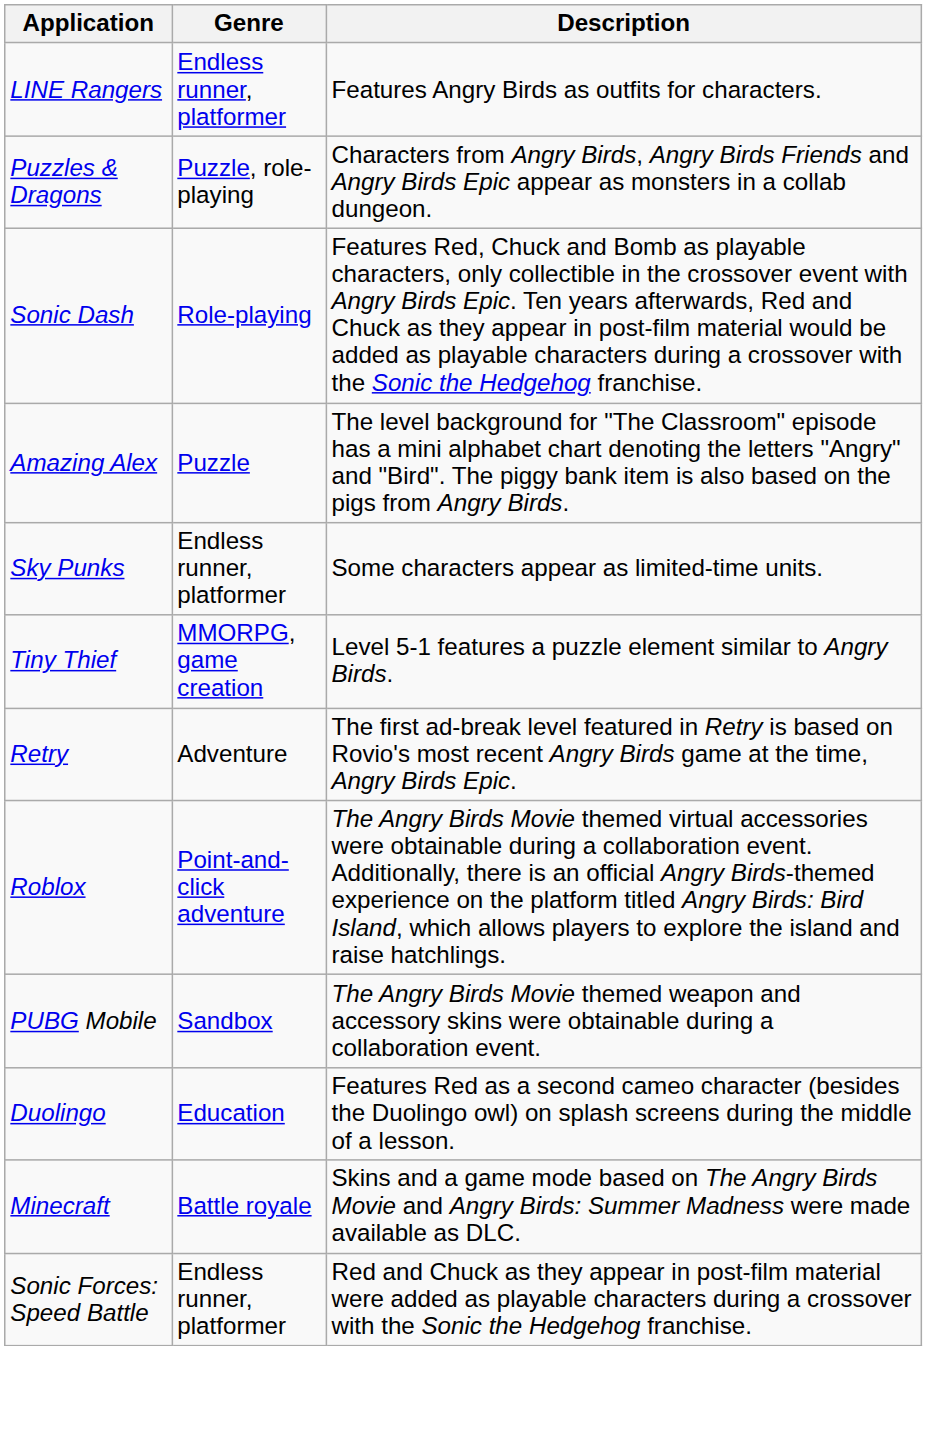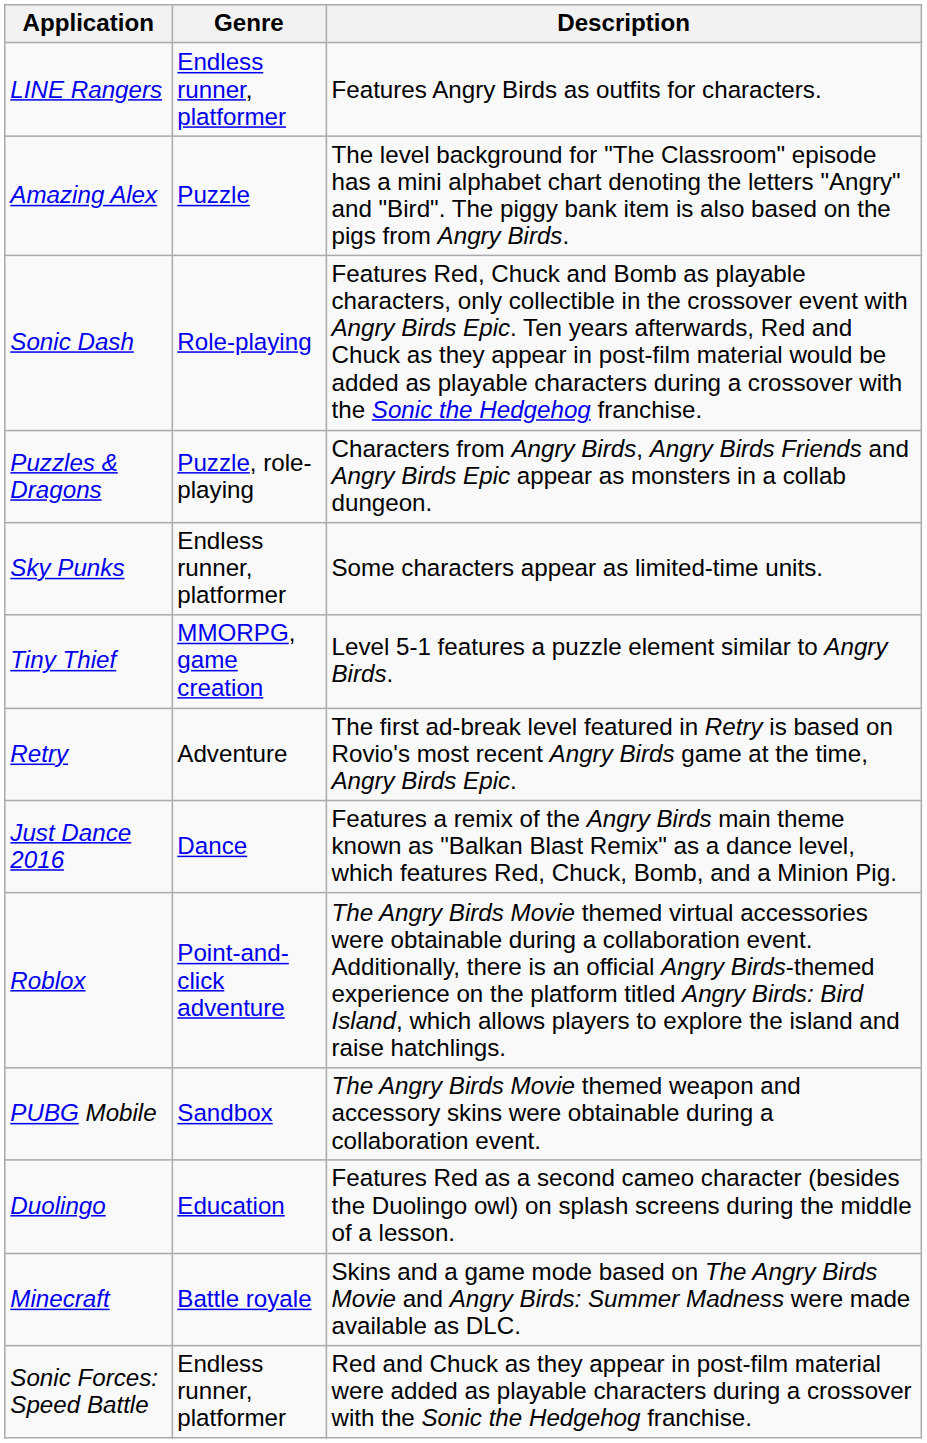rows swapped: (64, 181) <-> (84, 462)
+ row: (71, 846)
